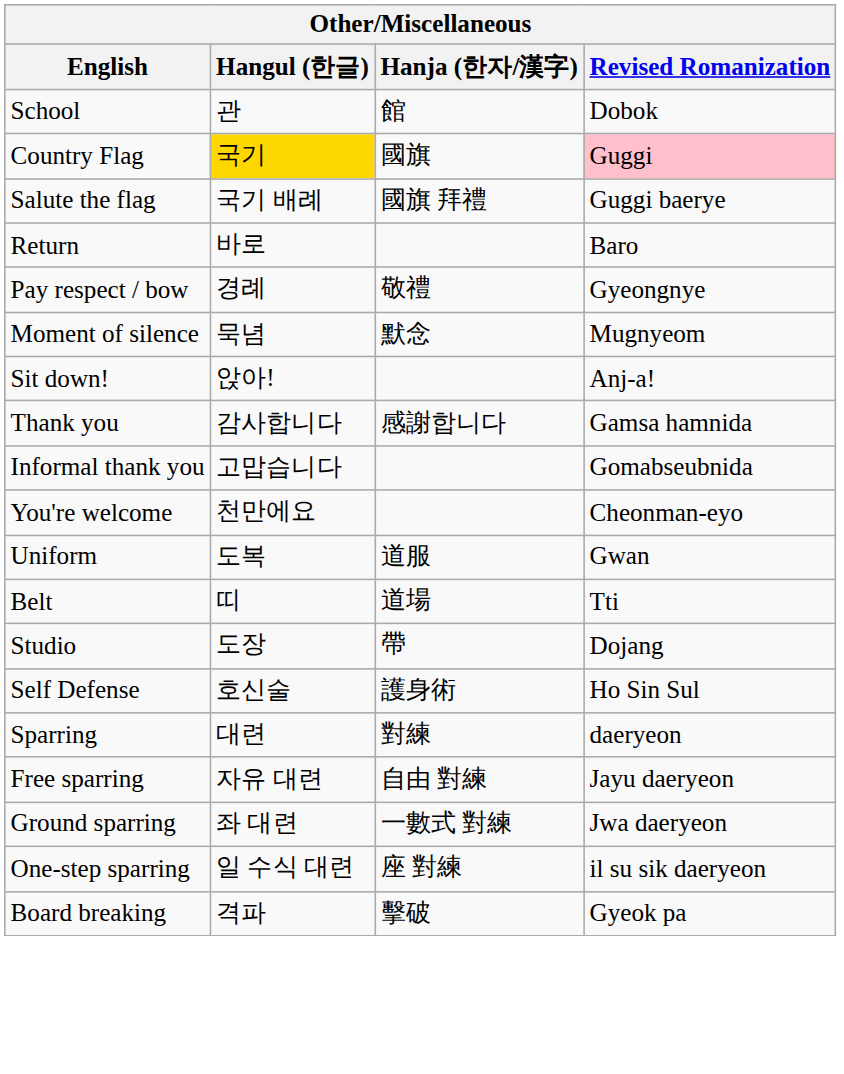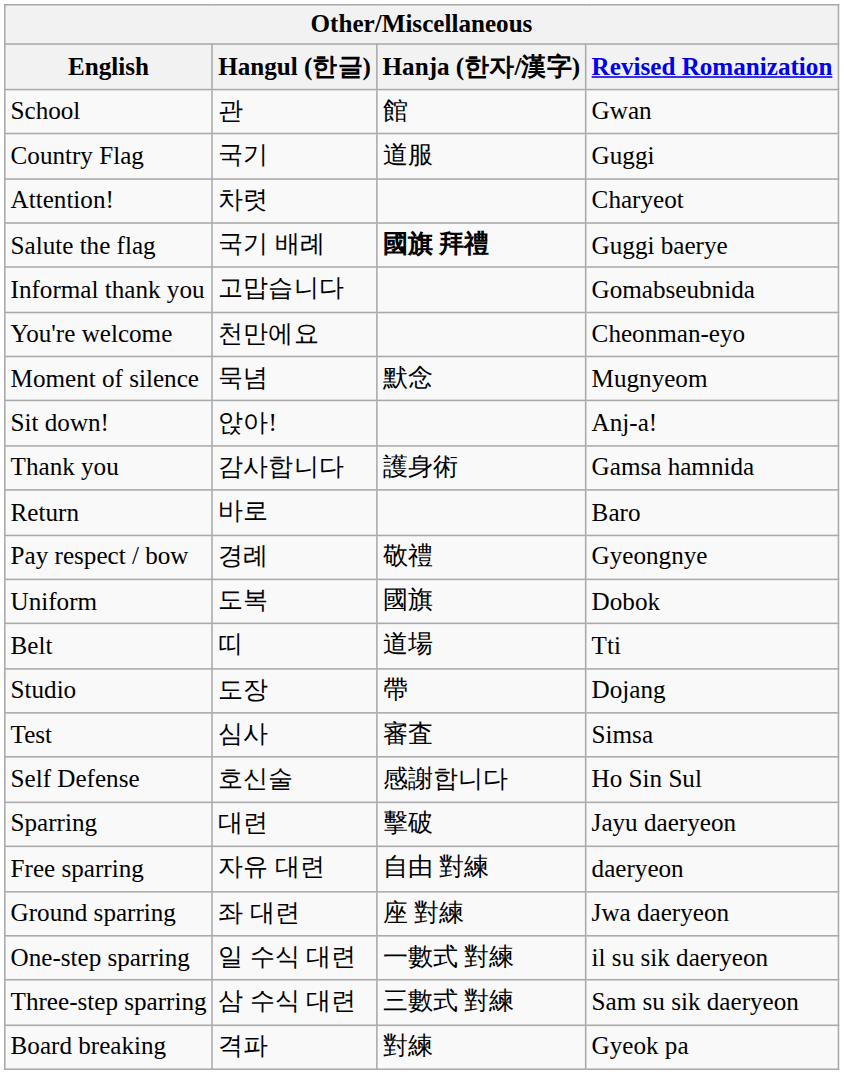(624, 111) Dobok -> (622, 111) Gwan
(241, 154) gold background -> (243, 154) no background
(406, 154) 國旗 -> (408, 154) 道服
(621, 155) pink background -> (623, 155) no background
+ row: (62, 200)
(434, 199) normal -> (436, 244) bold
rows swapped: (45, 244) <-> (108, 467)
rows swapped: (100, 289) <-> (91, 512)
(443, 422) 感謝합니다 -> (420, 466) 護身術
(406, 555) 道服 -> (408, 600) 國旗
(620, 556) Gwan -> (626, 601) Dobok
+ row: (31, 734)
(418, 689) 護身術 -> (445, 778) 感謝합니다
(406, 734) 對練 -> (408, 823) 擊破
(636, 734) daeryeon -> (664, 823) Jayu daeryeon
(662, 779) Jayu daeryeon -> (638, 868) daeryeon
(446, 823) 一數式 對練 -> (423, 912) 座 對練
(421, 867) 座 對練 -> (449, 956) 一數式 對練
+ row: (109, 1002)
(406, 912) 擊破 -> (408, 1045) 對練
